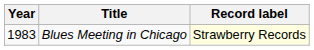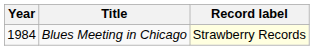(22, 34) 1983 -> (22, 34) 1984
